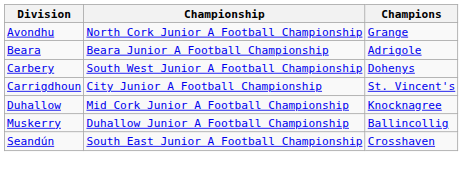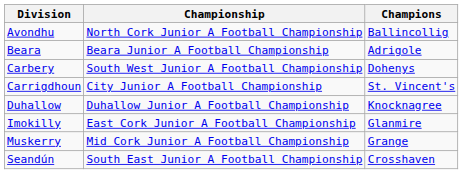(388, 32) Grange -> (408, 32) Ballincollig
(218, 105) Mid Cork Junior A Football Championship -> (218, 105) Duhallow Junior A Football Championship
+ row: (34, 123)
(218, 123) Duhallow Junior A Football Championship -> (218, 141) Mid Cork Junior A Football Championship
(408, 123) Ballincollig -> (388, 141) Grange
